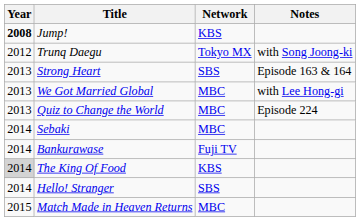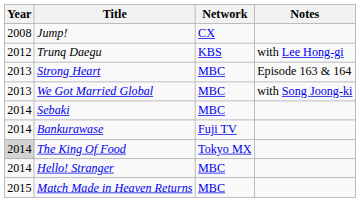(19, 33) bold -> (19, 33) normal
(210, 33) KBS -> (206, 33) CX
(225, 52) Tokyo MX -> (210, 52) KBS
(305, 52) with Song Joong-ki -> (300, 52) with Lee Hong-gi
(209, 71) SBS -> (212, 71) MBC
(300, 91) with Lee Hong-gi -> (305, 91) with Song Joong-ki
- row: (100, 110)
(210, 168) KBS -> (225, 149) Tokyo MX
(209, 187) SBS -> (212, 168) MBC
